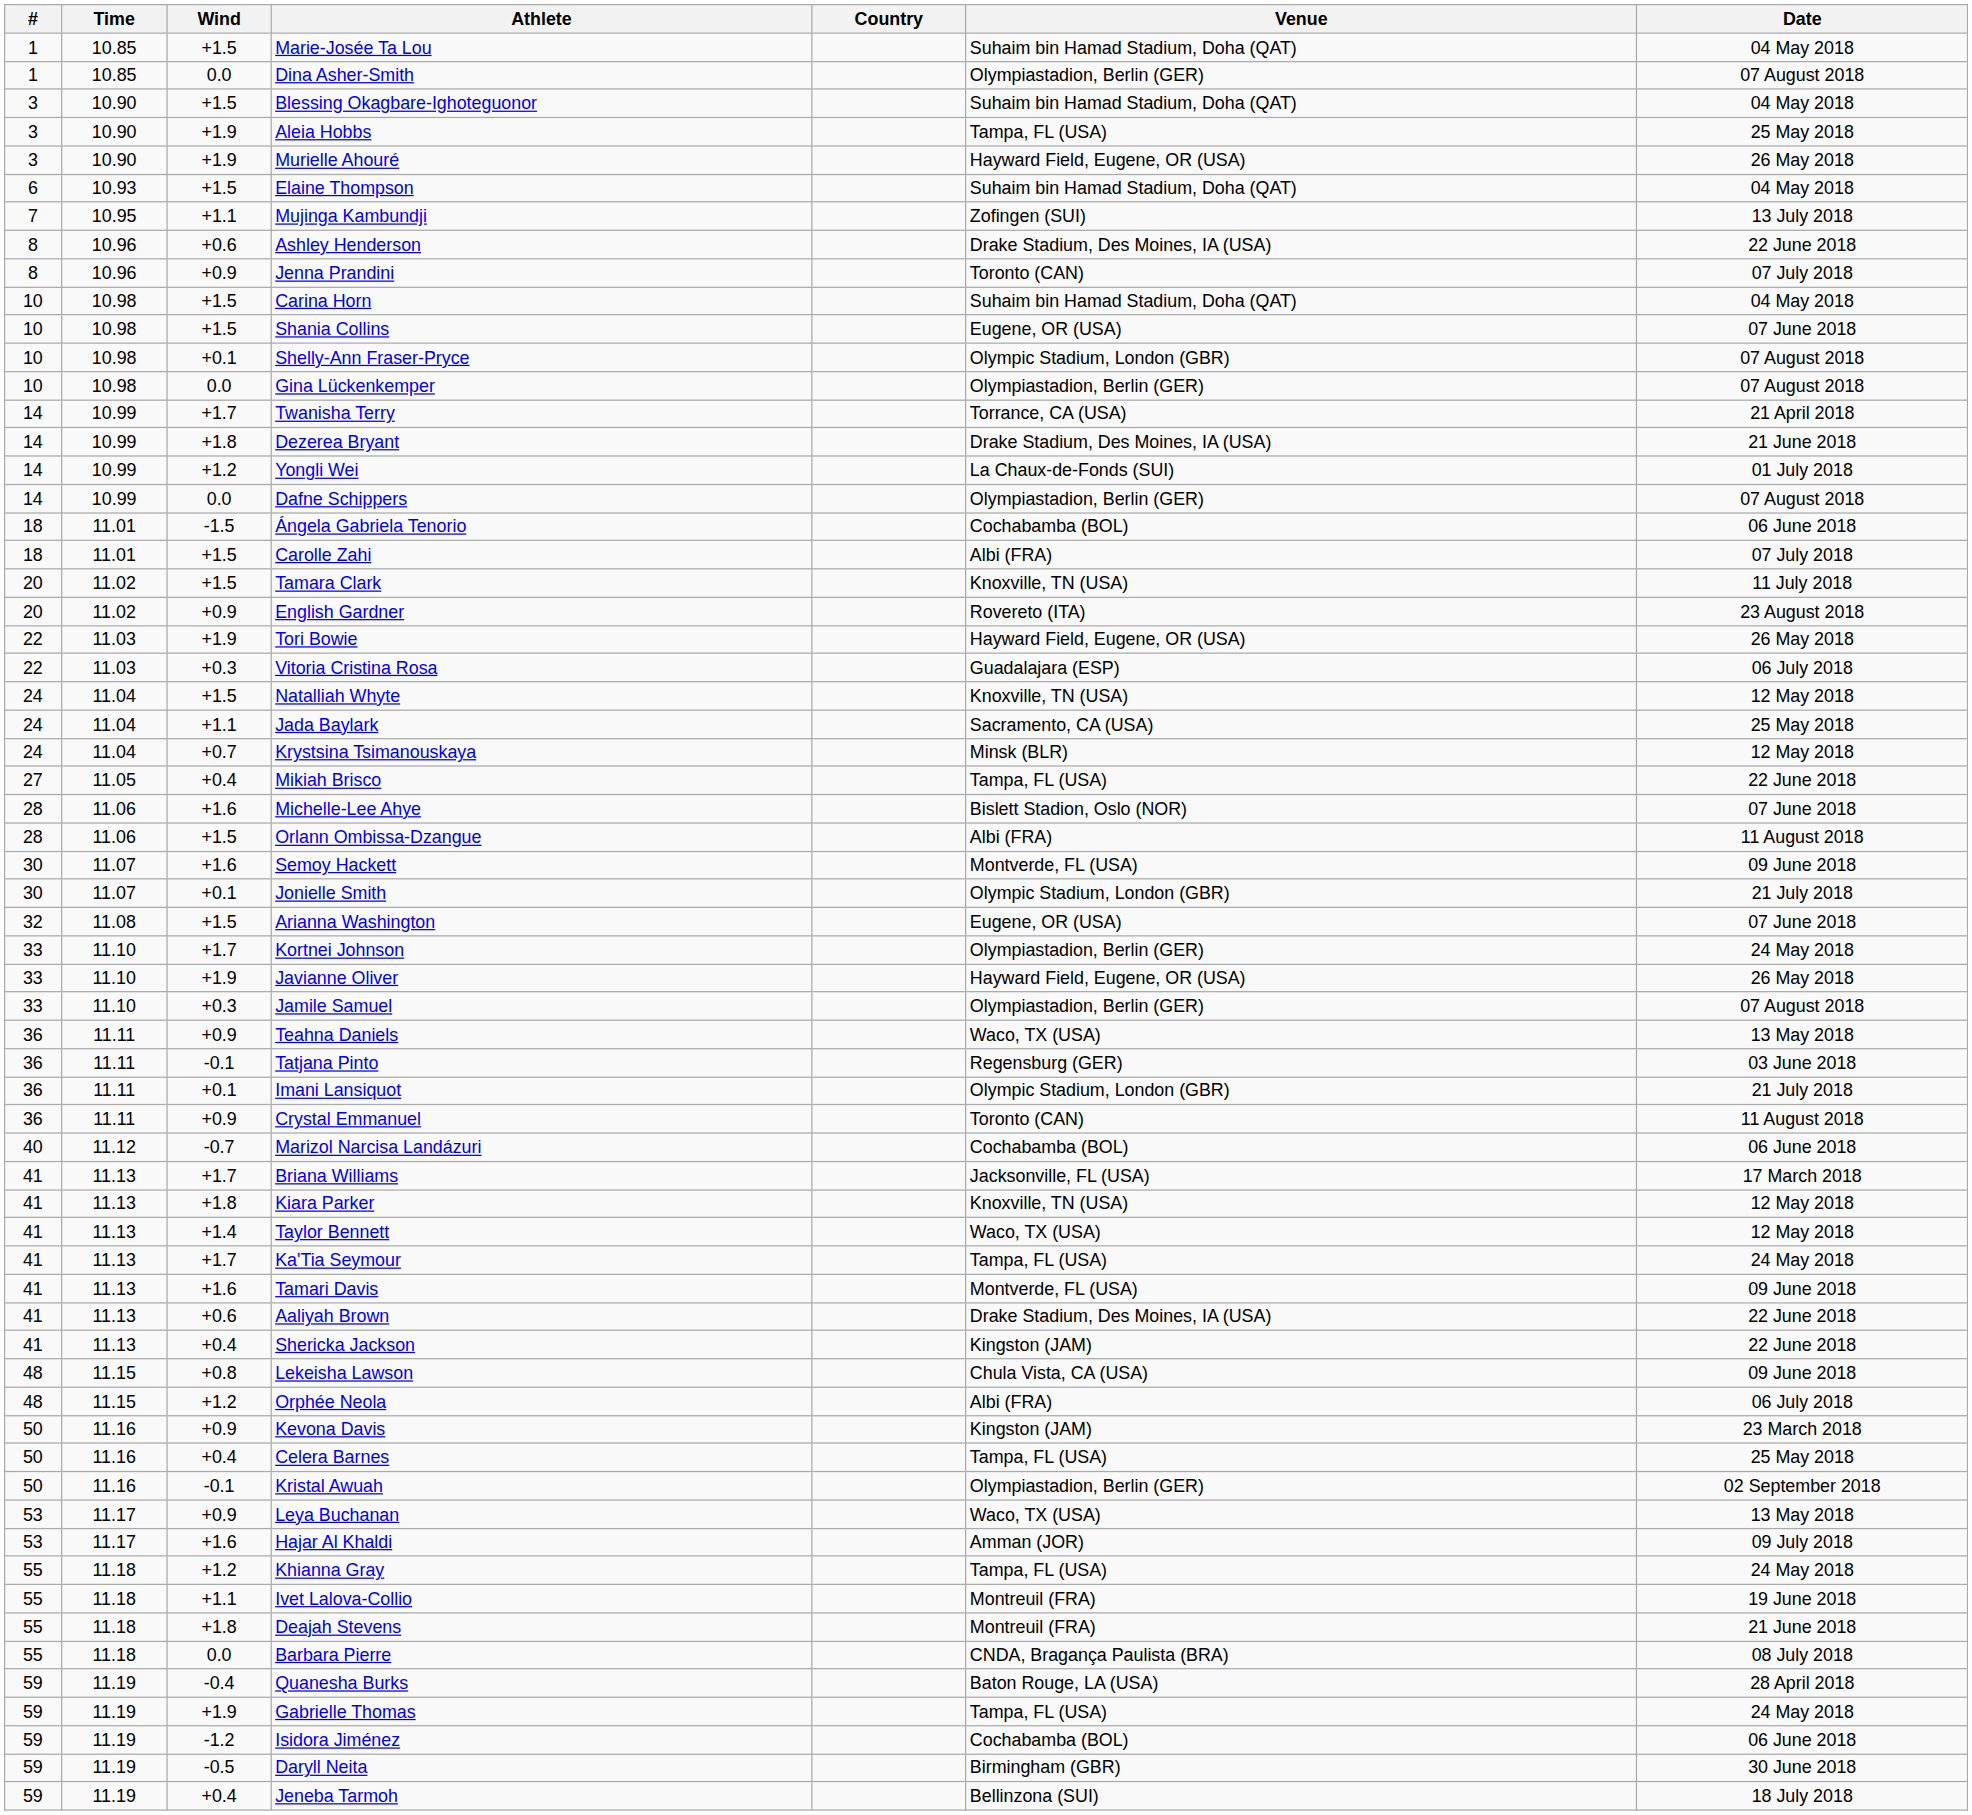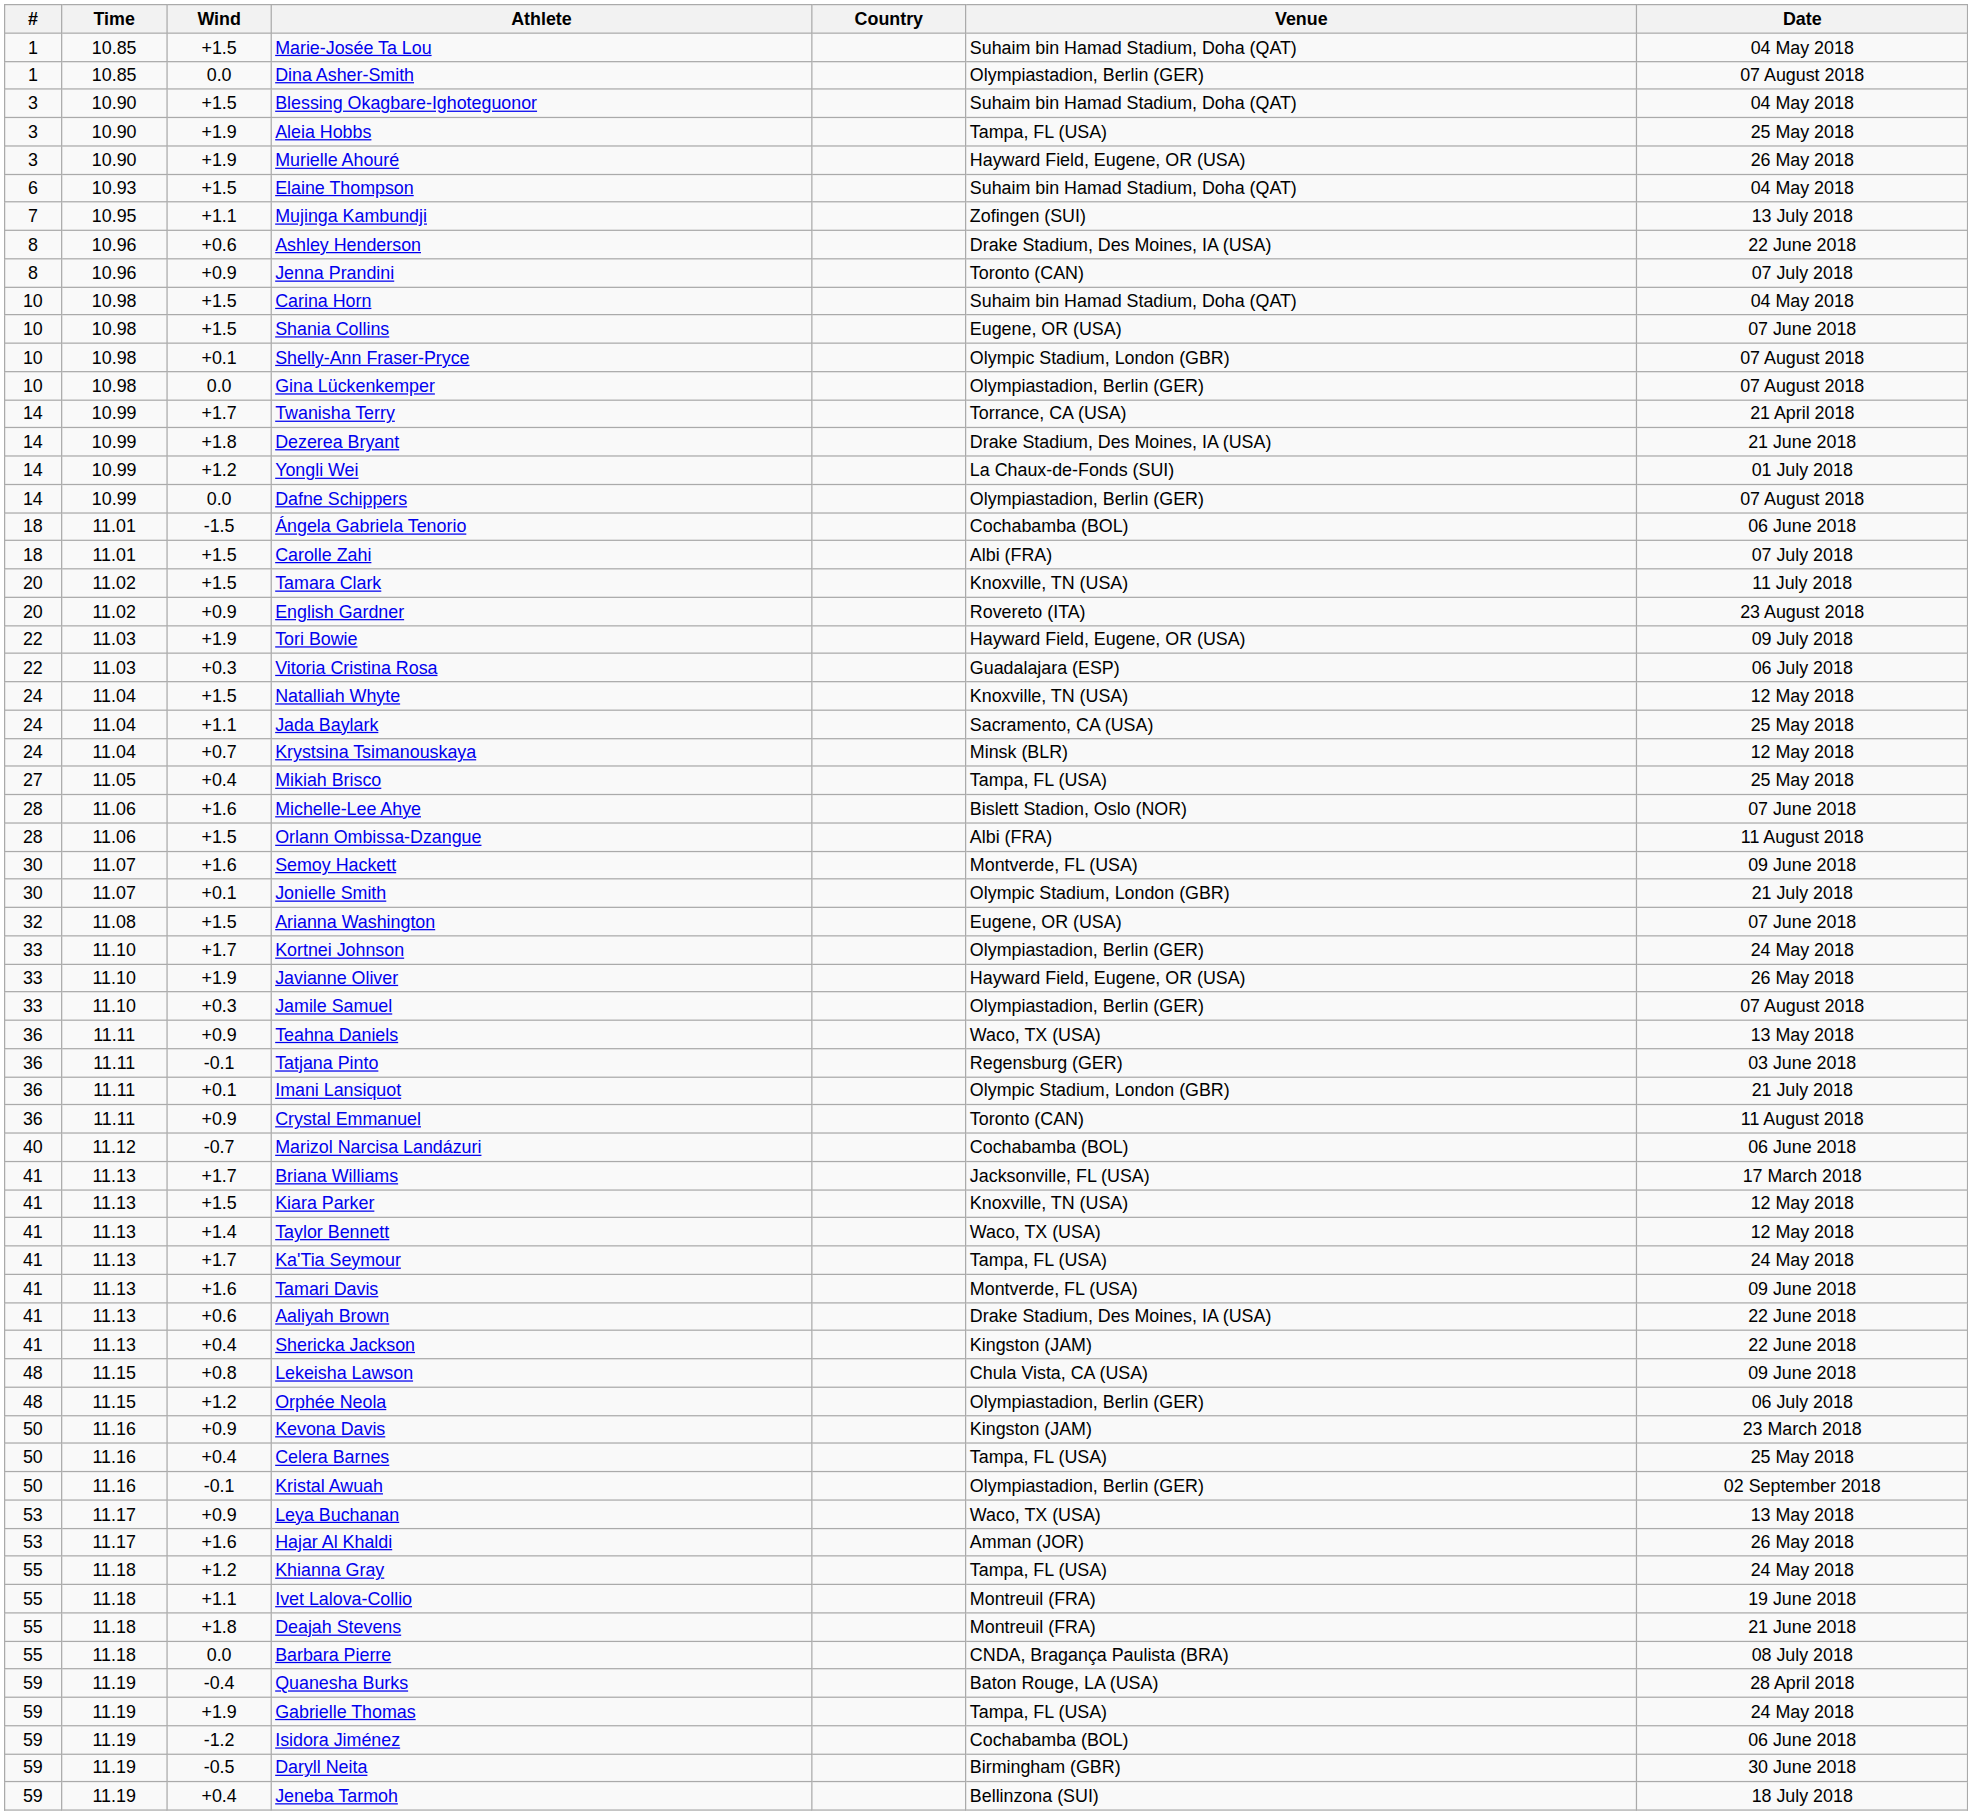(1802, 640) 26 May 2018 -> (1802, 640) 09 July 2018
(1802, 781) 22 June 2018 -> (1802, 781) 25 May 2018
(219, 1204) +1.8 -> (219, 1204) +1.5
(1011, 1401) Albi (FRA) -> (1087, 1401) Olympiastadion, Berlin (GER)
(1802, 1542) 09 July 2018 -> (1802, 1542) 26 May 2018
